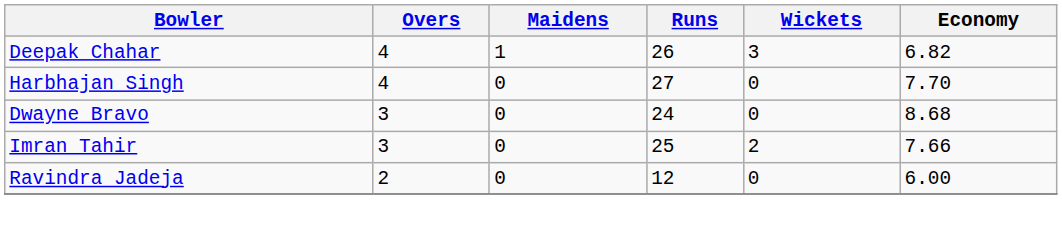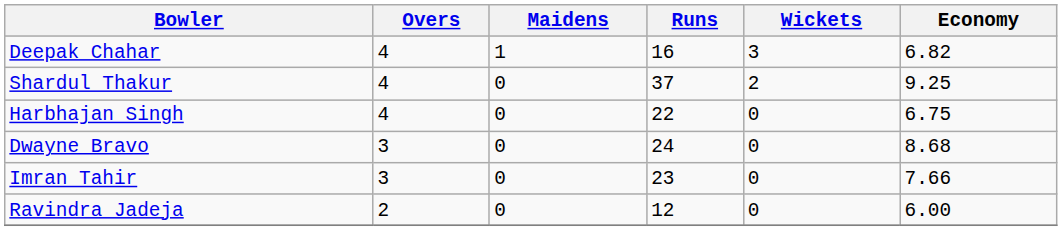(663, 52) 26 -> (663, 52) 16
+ row: (91, 84)
(663, 84) 27 -> (663, 115) 22
(928, 84) 7.70 -> (928, 115) 6.75
(663, 147) 25 -> (663, 178) 23
(754, 147) 2 -> (754, 178) 0
